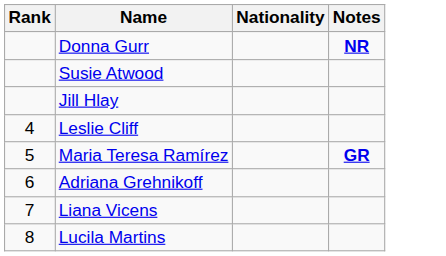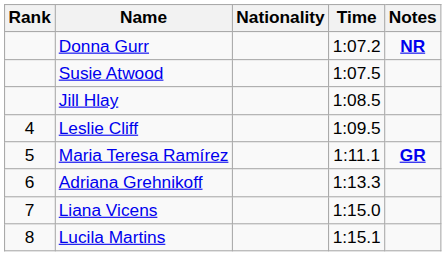+ column: (357, 18)
